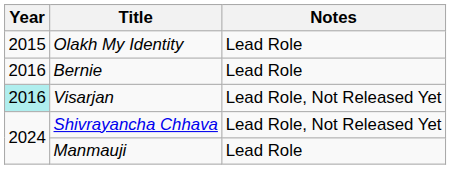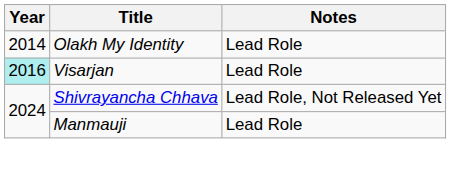(27, 44) 2015 -> (27, 44) 2014
- row: (78, 71)
(334, 97) Lead Role, Not Released Yet -> (264, 71) Lead Role
